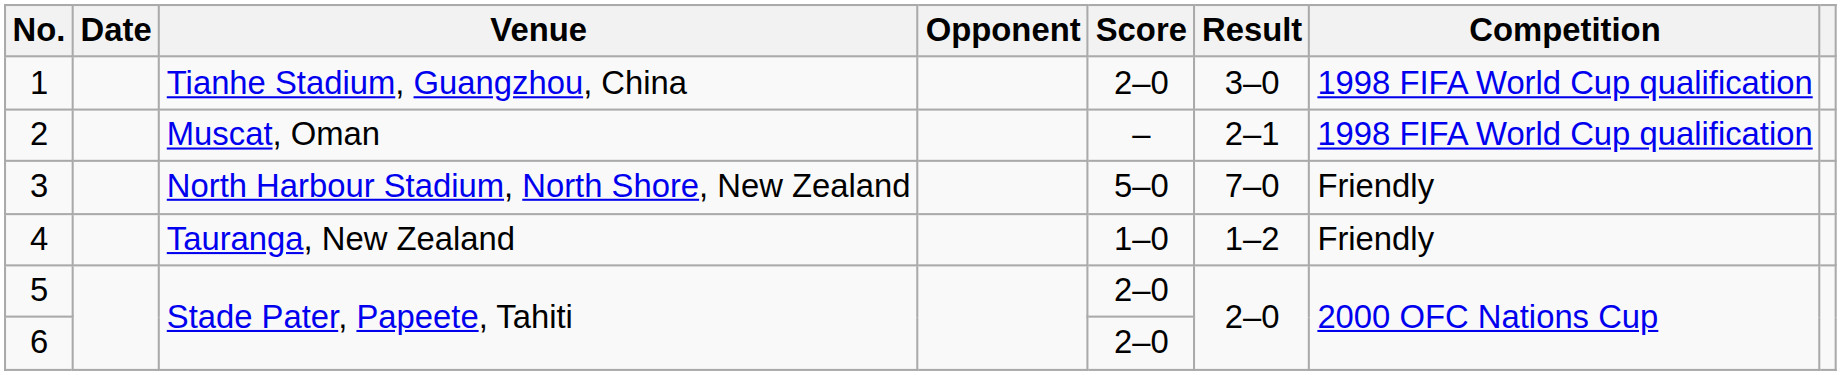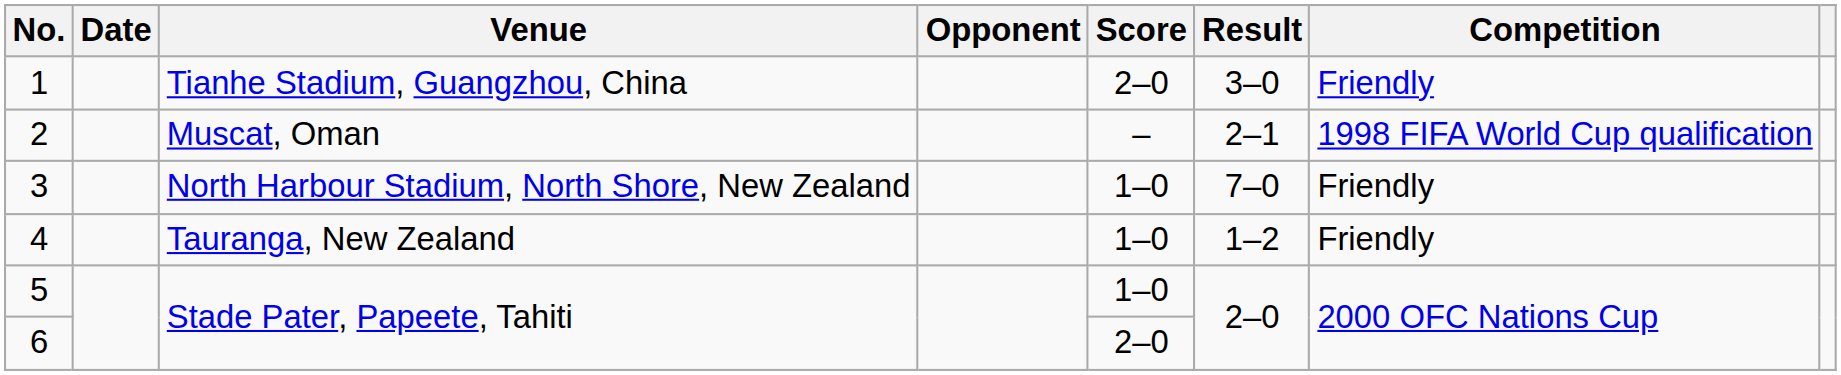(1565, 82) 1998 FIFA World Cup qualification -> (1376, 82) Friendly
(1141, 186) 5–0 -> (1141, 186) 1–0
(1141, 290) 2–0 -> (1141, 290) 1–0
